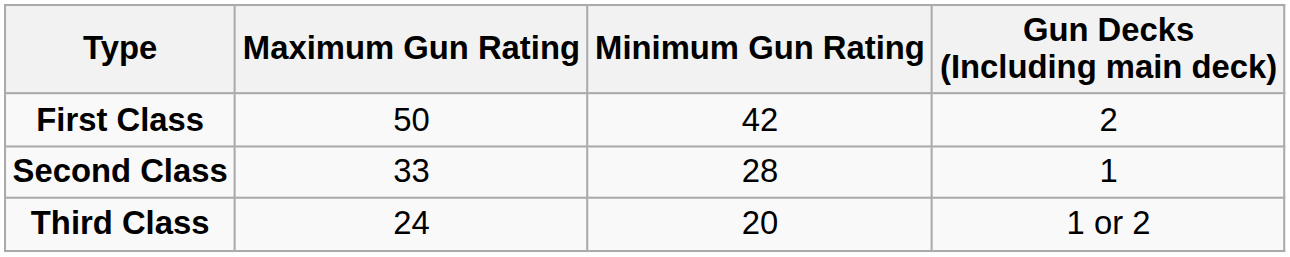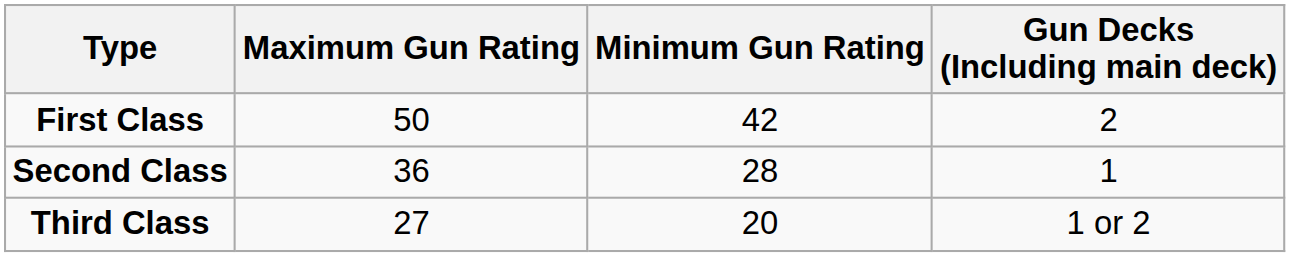(411, 171) 33 -> (411, 171) 36
(411, 223) 24 -> (411, 223) 27
